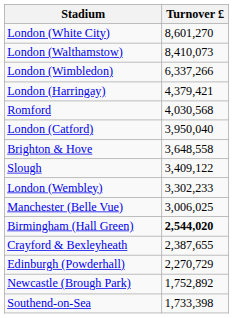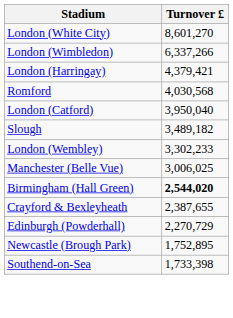- row: (65, 52)
- row: (50, 149)
(189, 168) 3,409,122 -> (189, 129) 3,489,182
(189, 284) 1,752,892 -> (189, 245) 1,752,895
